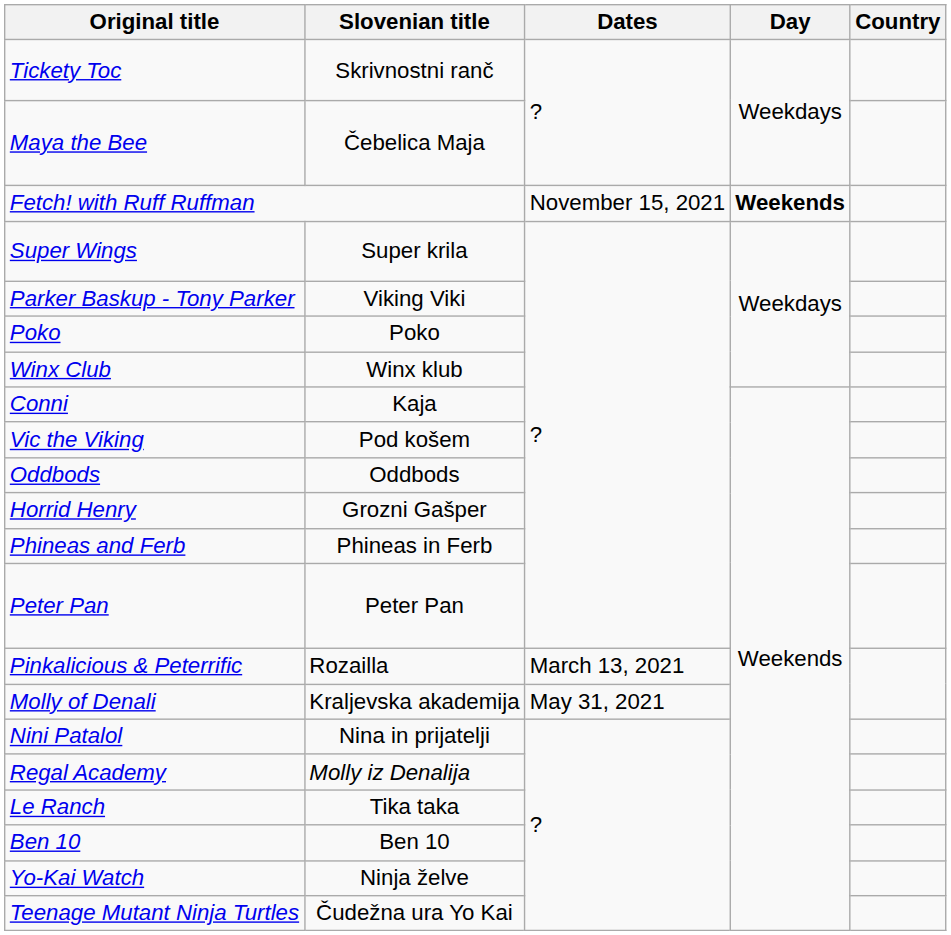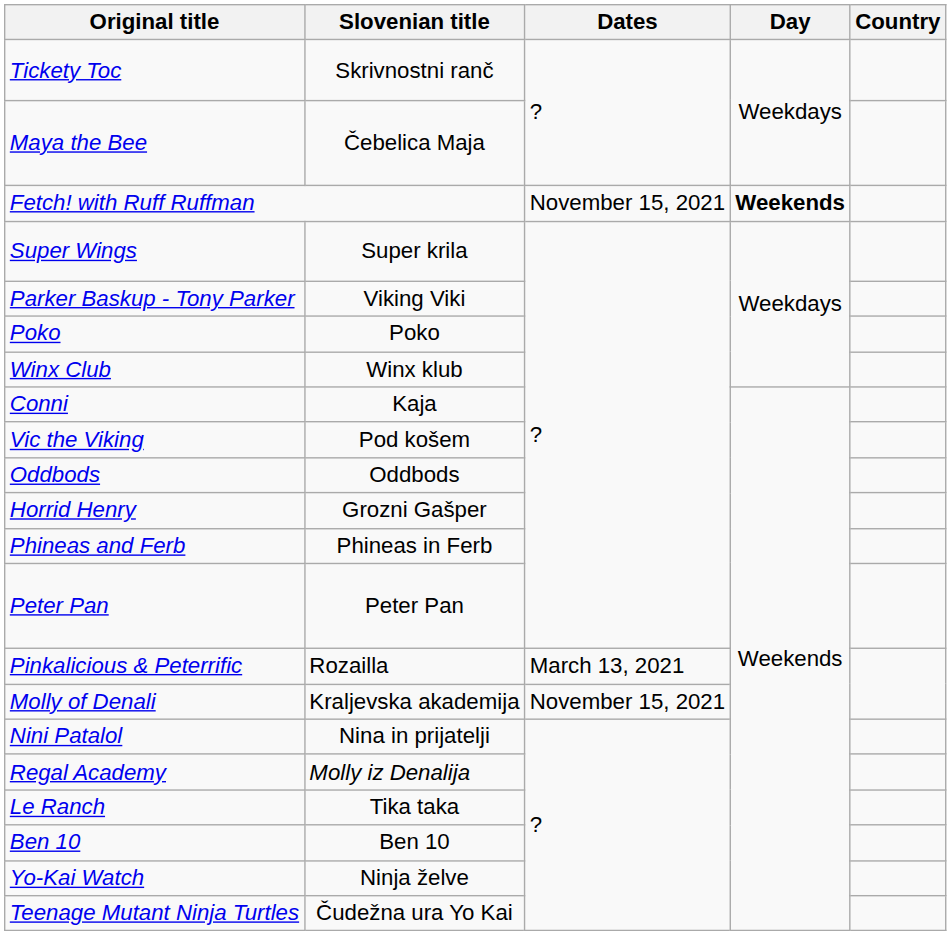(597, 701) May 31, 2021 -> (627, 701) November 15, 2021
